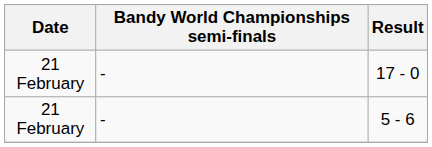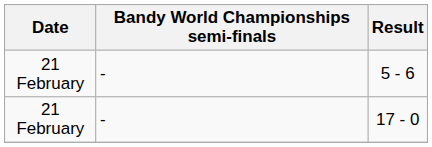rows swapped: (398, 119) <-> (398, 73)
